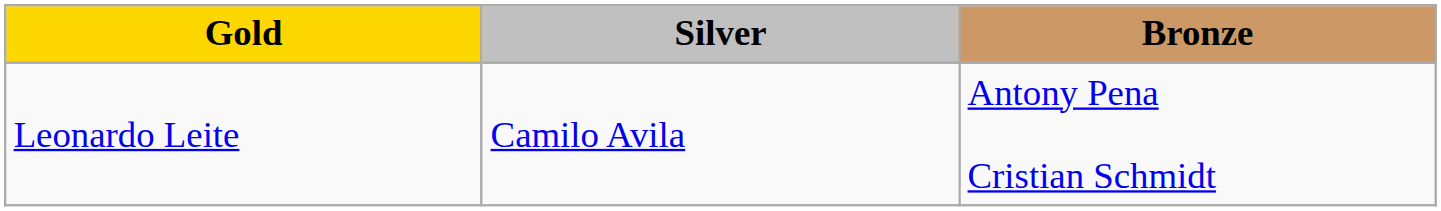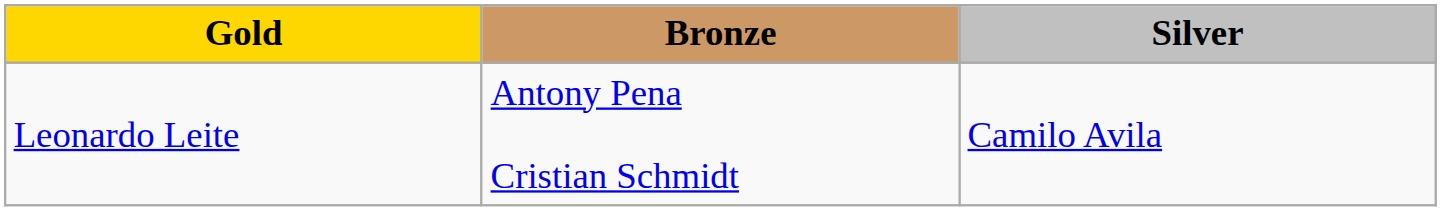columns swapped: (721, 33) <-> (1198, 33)
